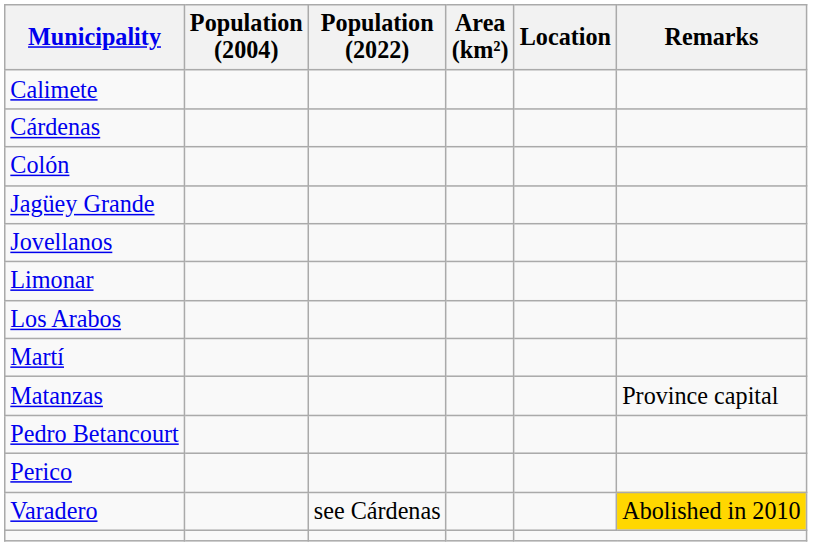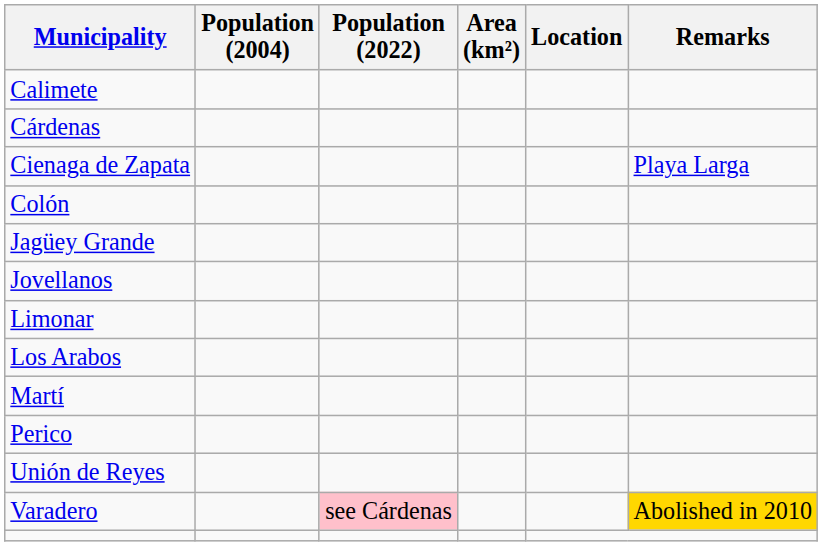+ row: (100, 165)
- row: (57, 395)
- row: (95, 434)
+ row: (87, 472)
(377, 510) no background -> (389, 510) pink background
